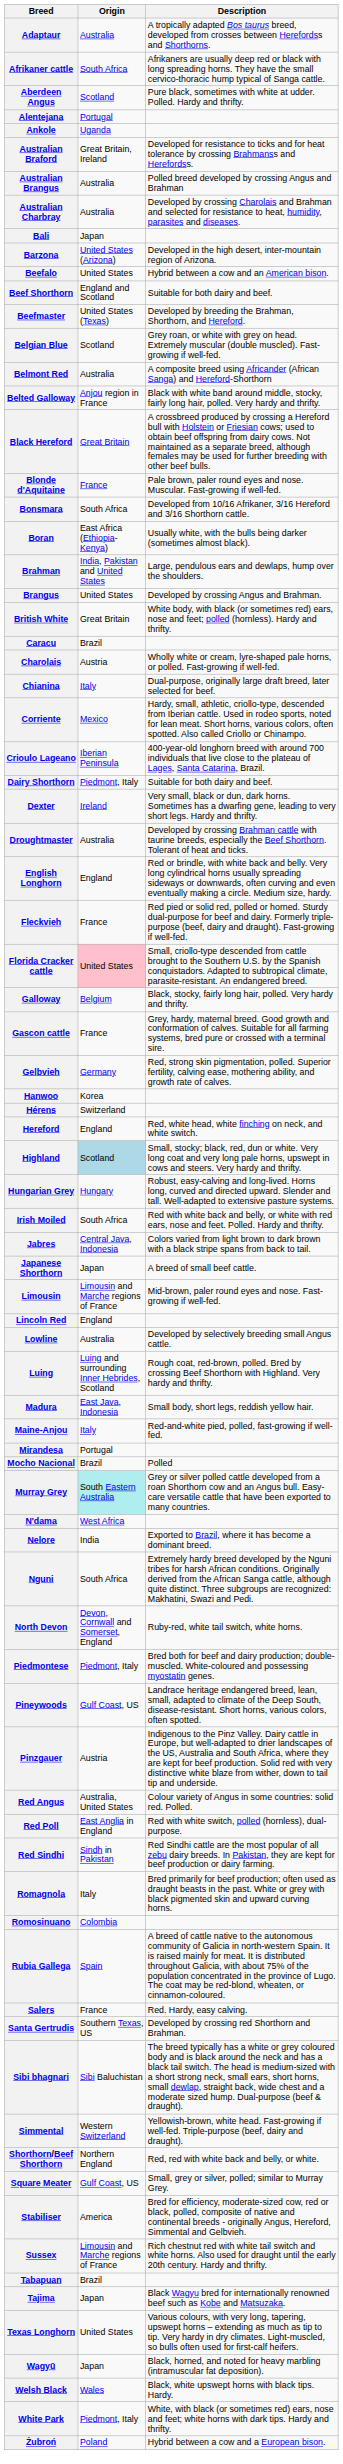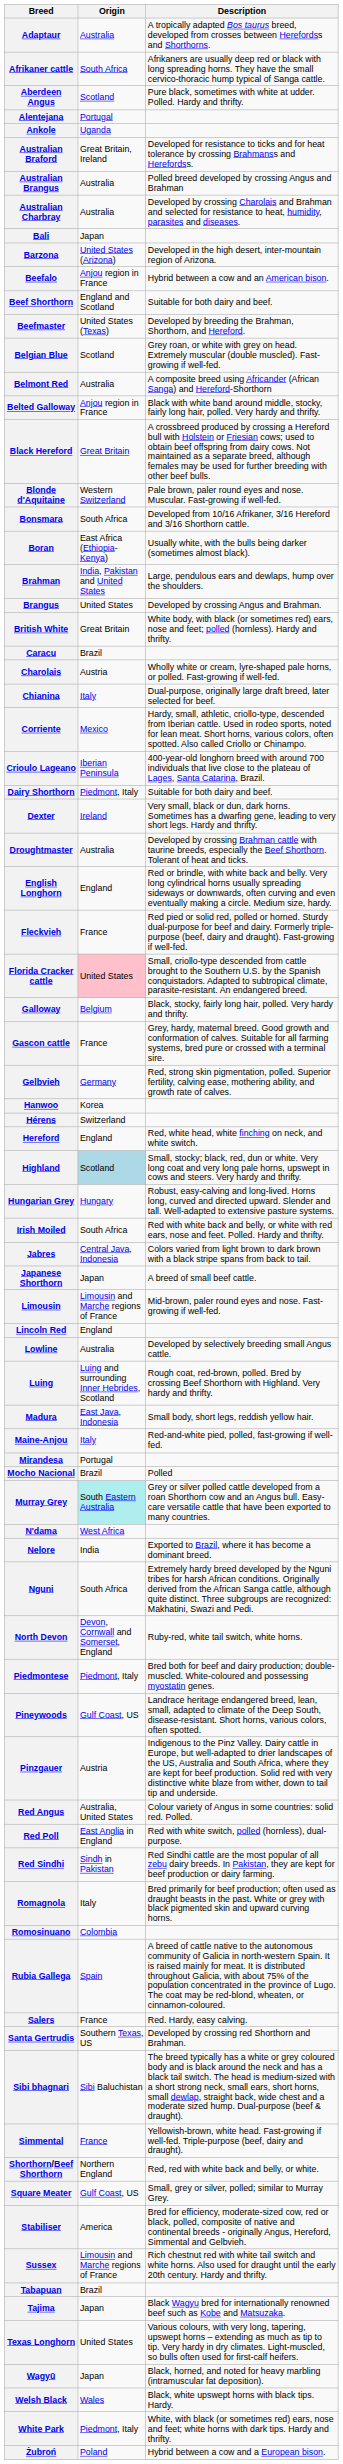(106, 273) United States -> (109, 278) Anjou region in France
(94, 485) France -> (103, 495) Western Switzerland
(103, 2130) Western Switzerland -> (94, 2140) France
